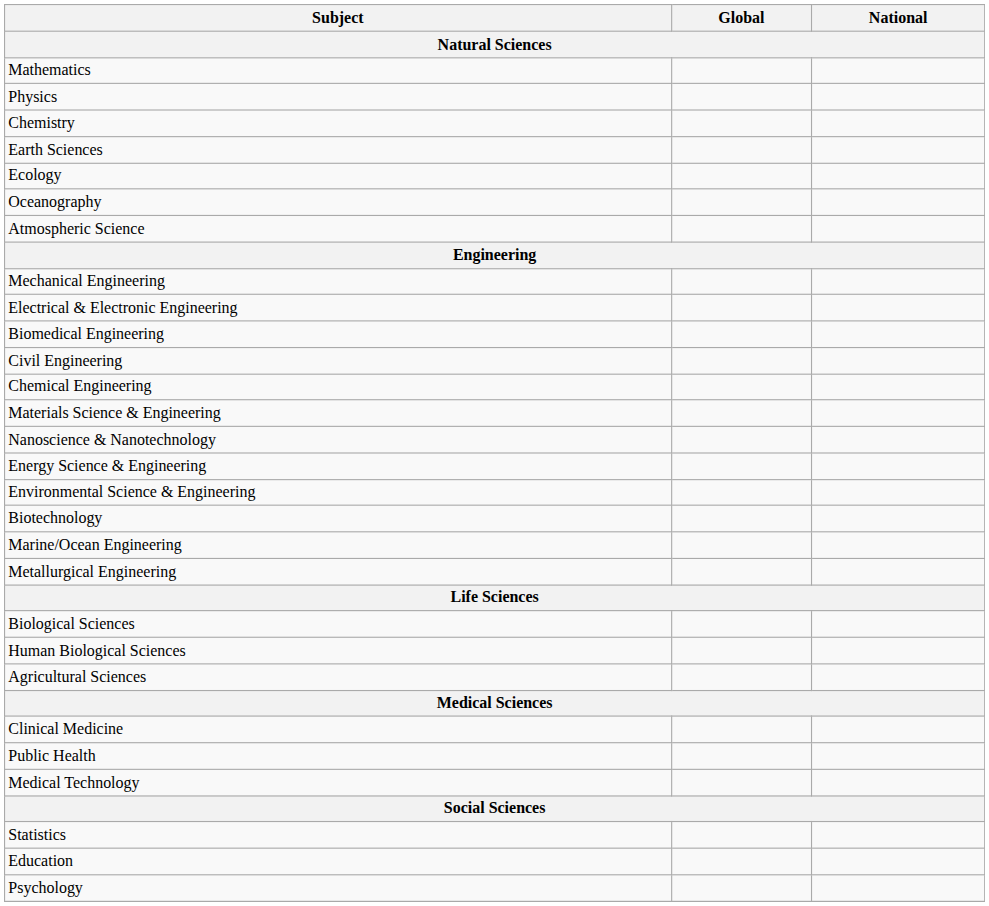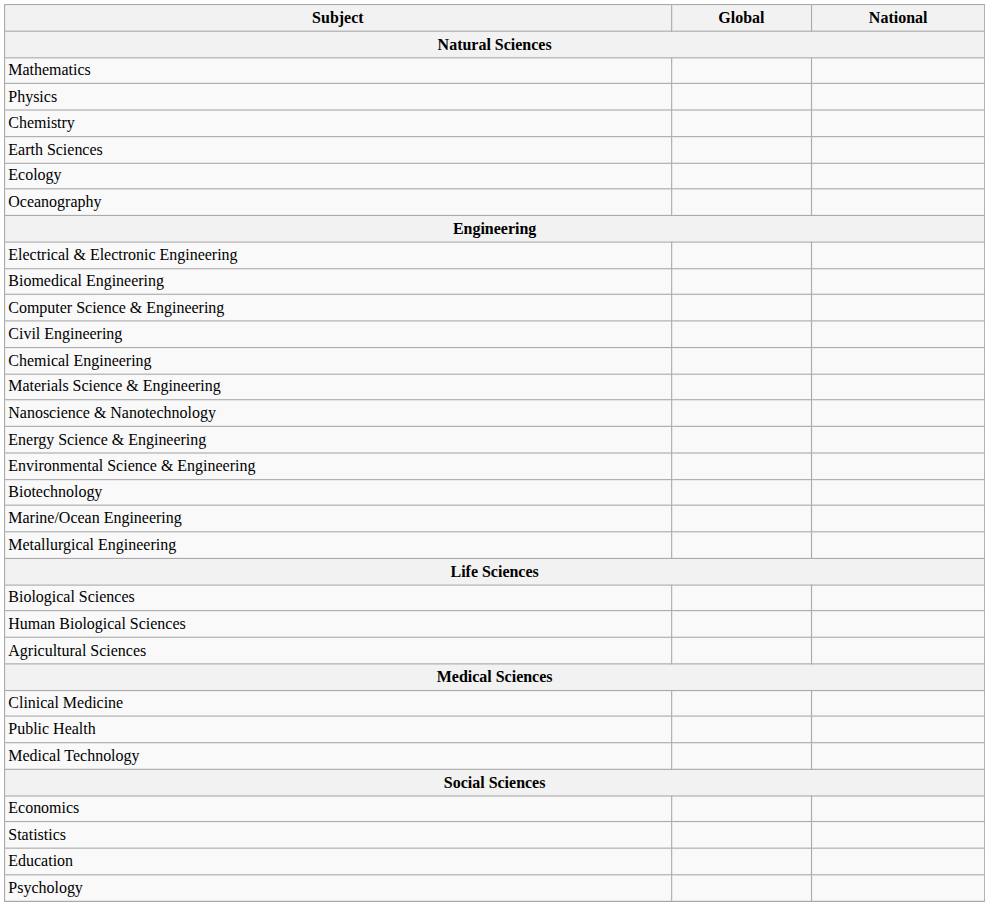- row: (76, 228)
- row: (87, 281)
+ row: (116, 308)
+ row: (44, 808)
